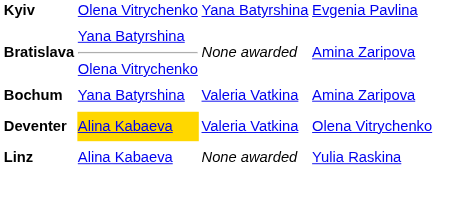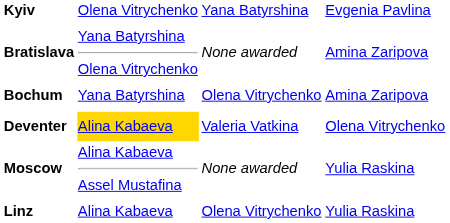(250, 95) Valeria Vatkina -> (262, 95) Olena Vitrychenko
+ row: (33, 168)
(249, 157) None awarded -> (262, 211) Olena Vitrychenko
